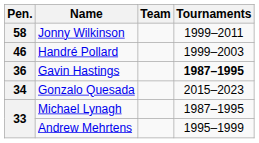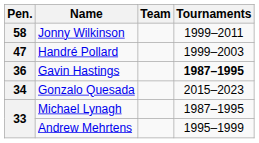(20, 52) 46 -> (20, 52) 47
